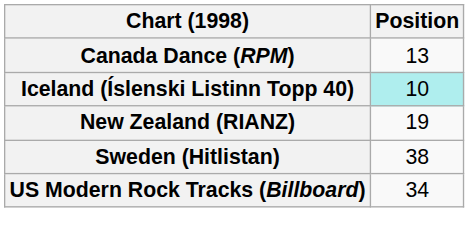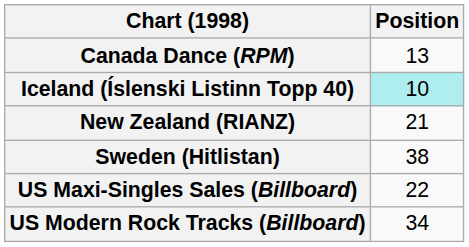(417, 122) 19 -> (417, 122) 21
+ row: (188, 190)
